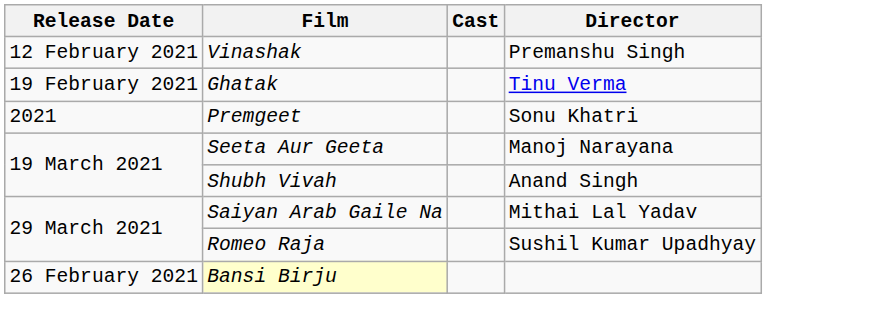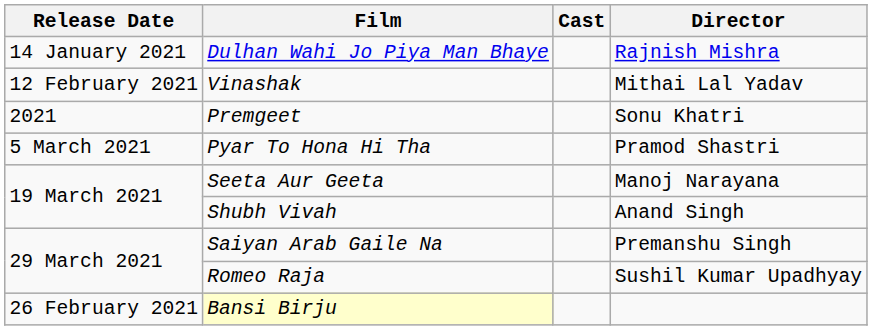+ row: (378, 53)
(597, 53) Premanshu Singh -> (709, 85) Mithai Lal Yadav
- row: (243, 85)
+ row: (319, 149)
(603, 213) Mithai Lal Yadav -> (703, 245) Premanshu Singh
